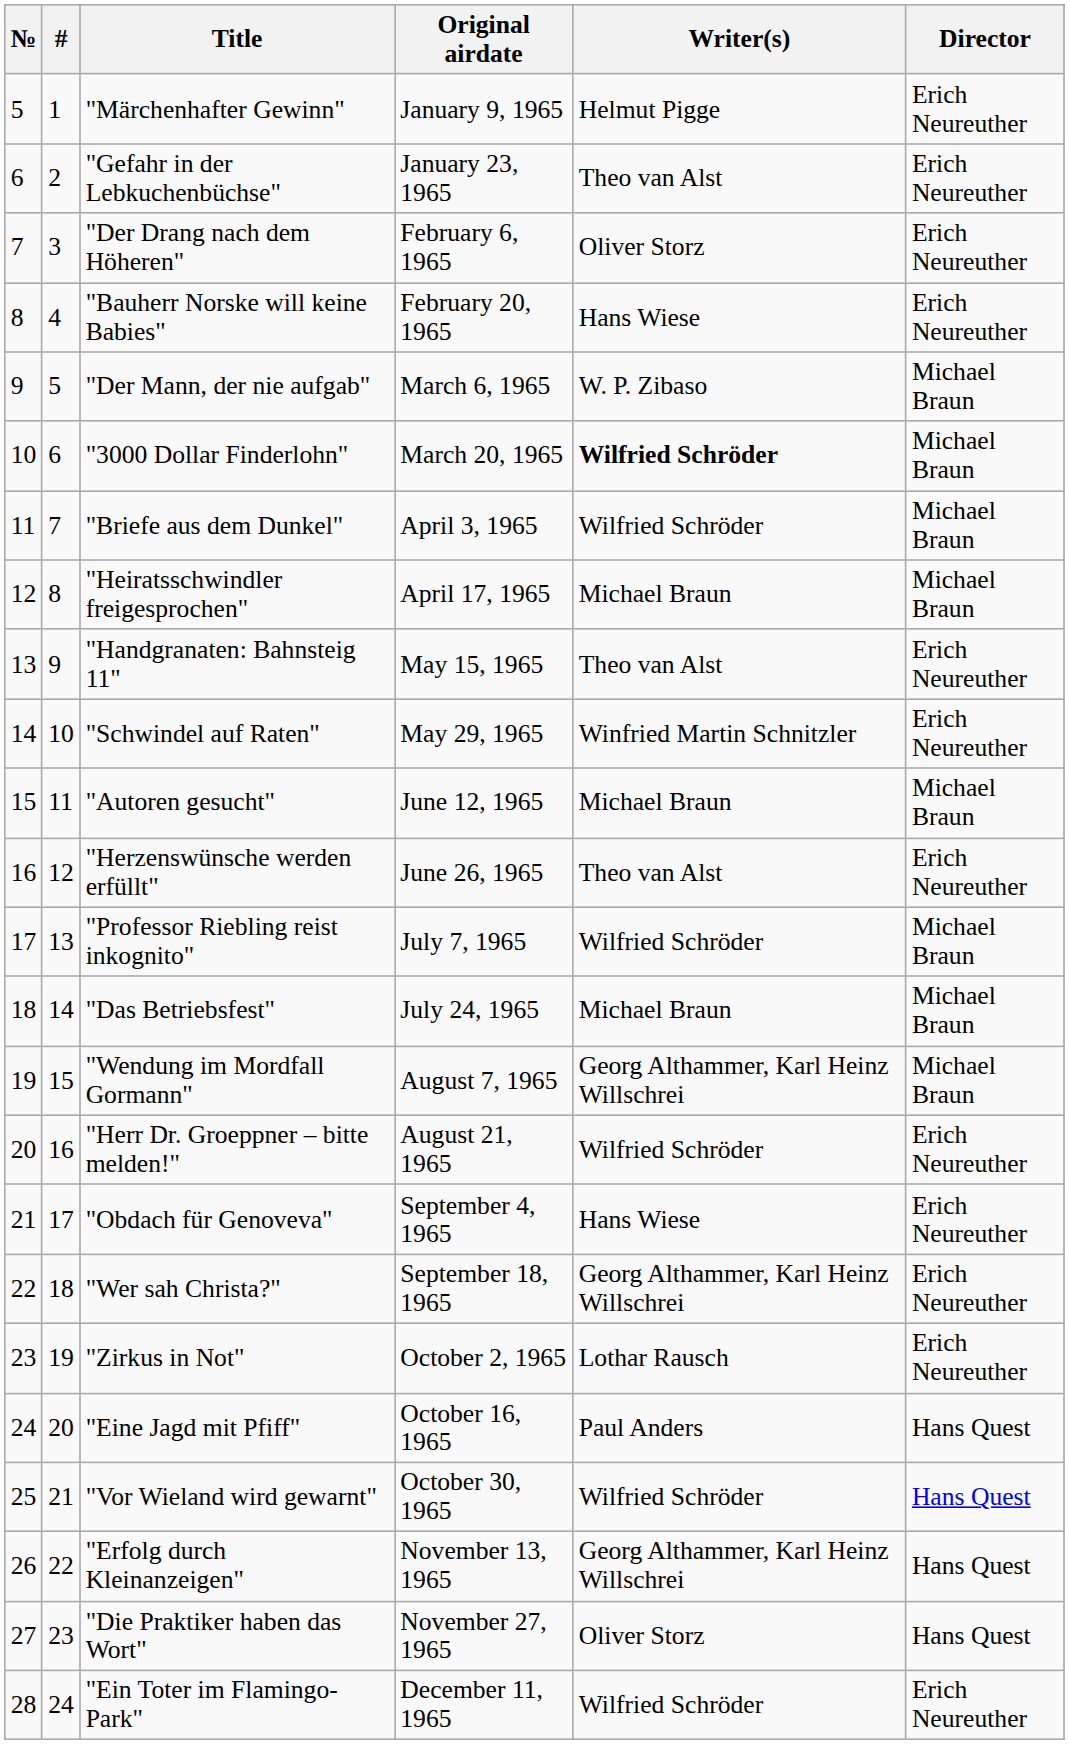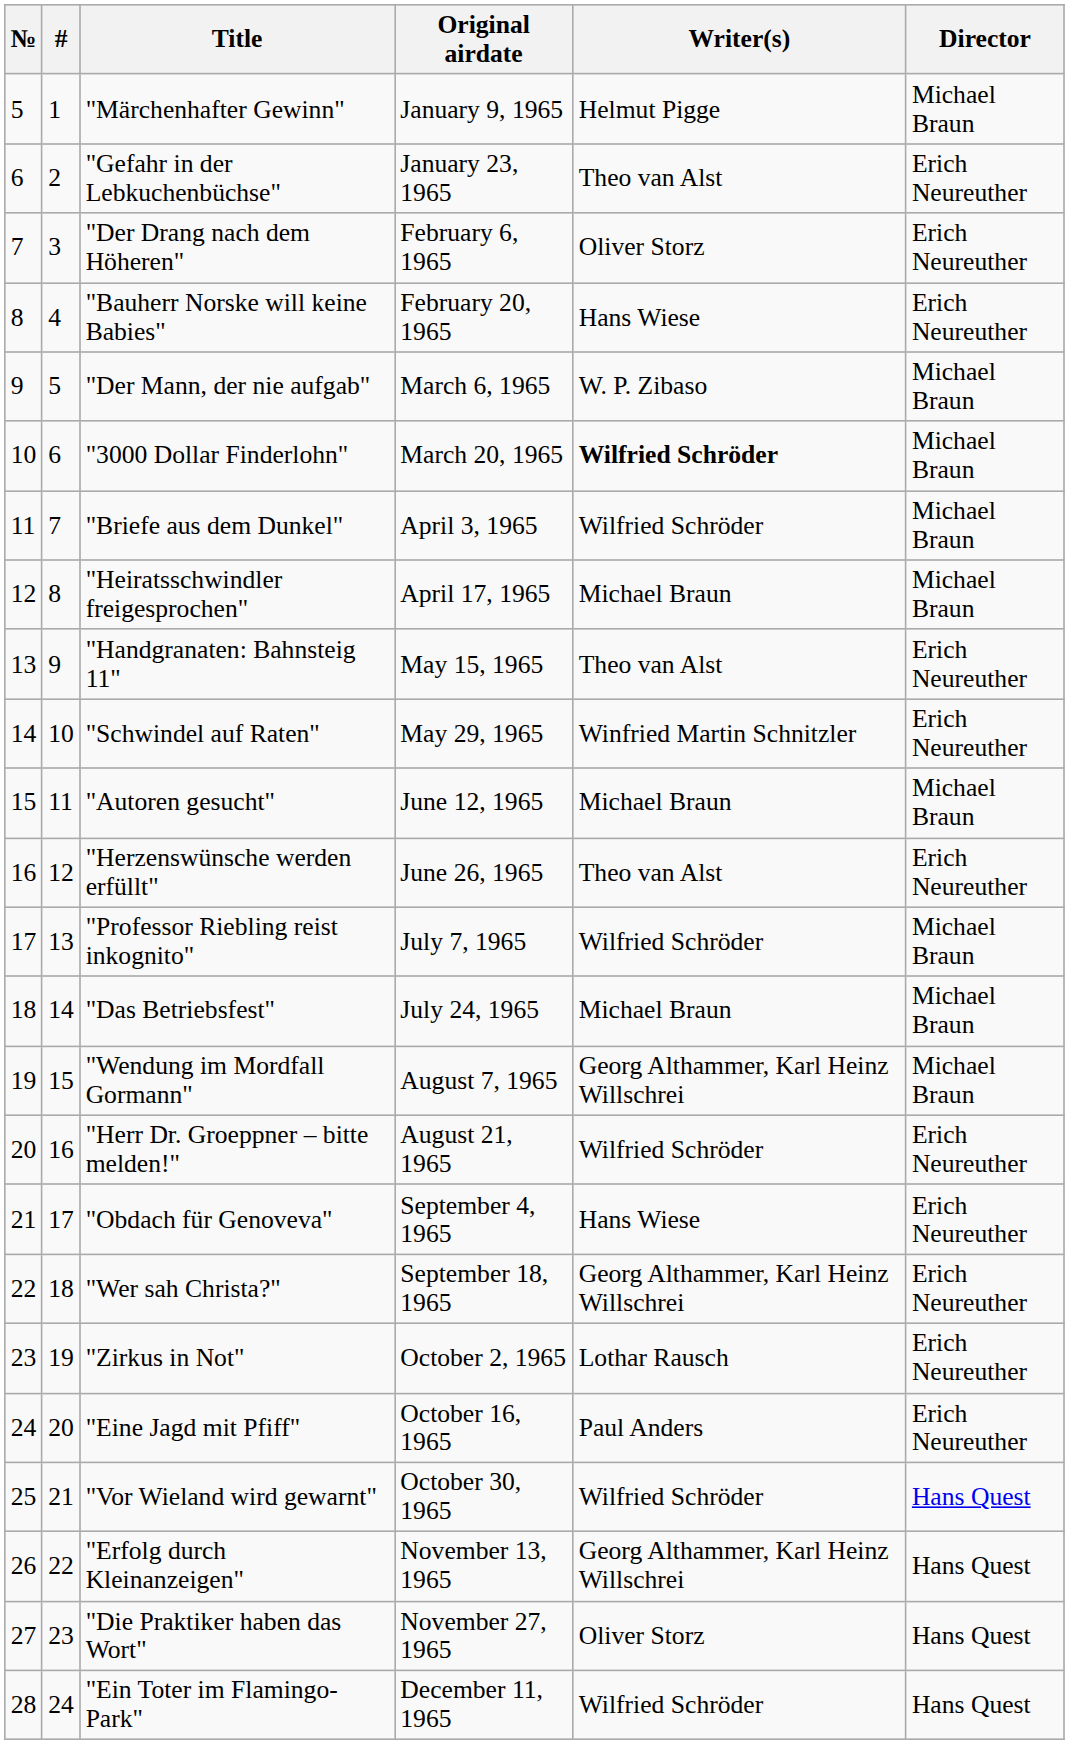(969, 108) Erich Neureuther -> (954, 108) Michael Braun
(971, 1427) Hans Quest -> (969, 1427) Erich Neureuther
(969, 1704) Erich Neureuther -> (971, 1704) Hans Quest
